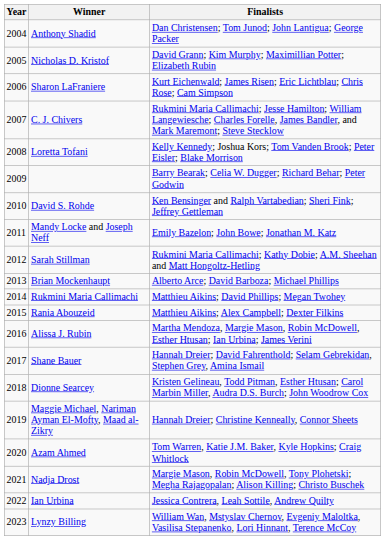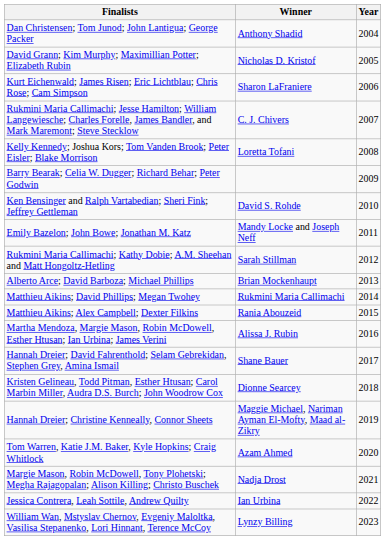columns swapped: (17, 12) <-> (265, 12)
